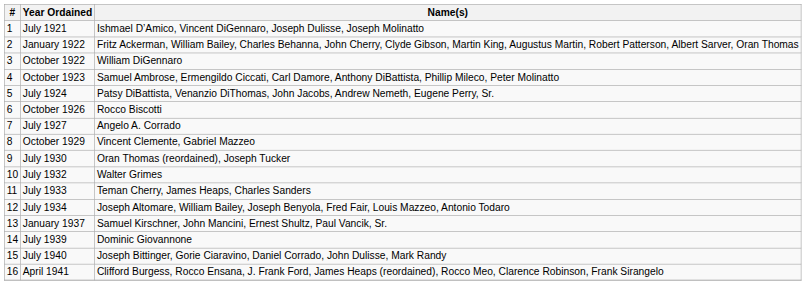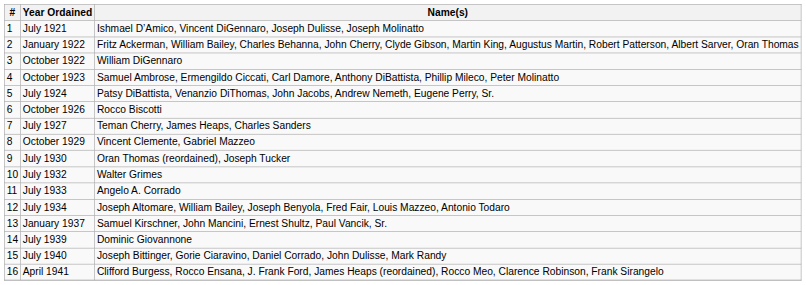(139, 126) Angelo A. Corrado -> (204, 126) Teman Cherry, James Heaps, Charles Sanders
(204, 191) Teman Cherry, James Heaps, Charles Sanders -> (139, 191) Angelo A. Corrado
